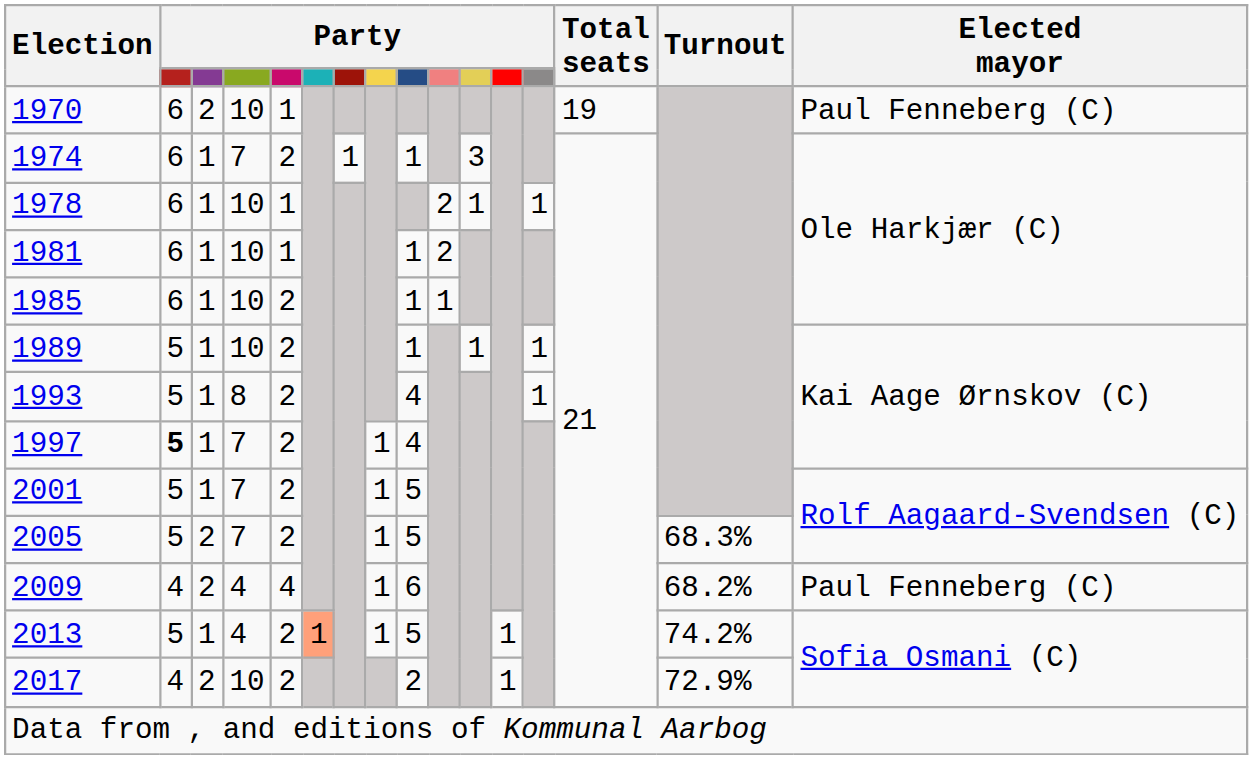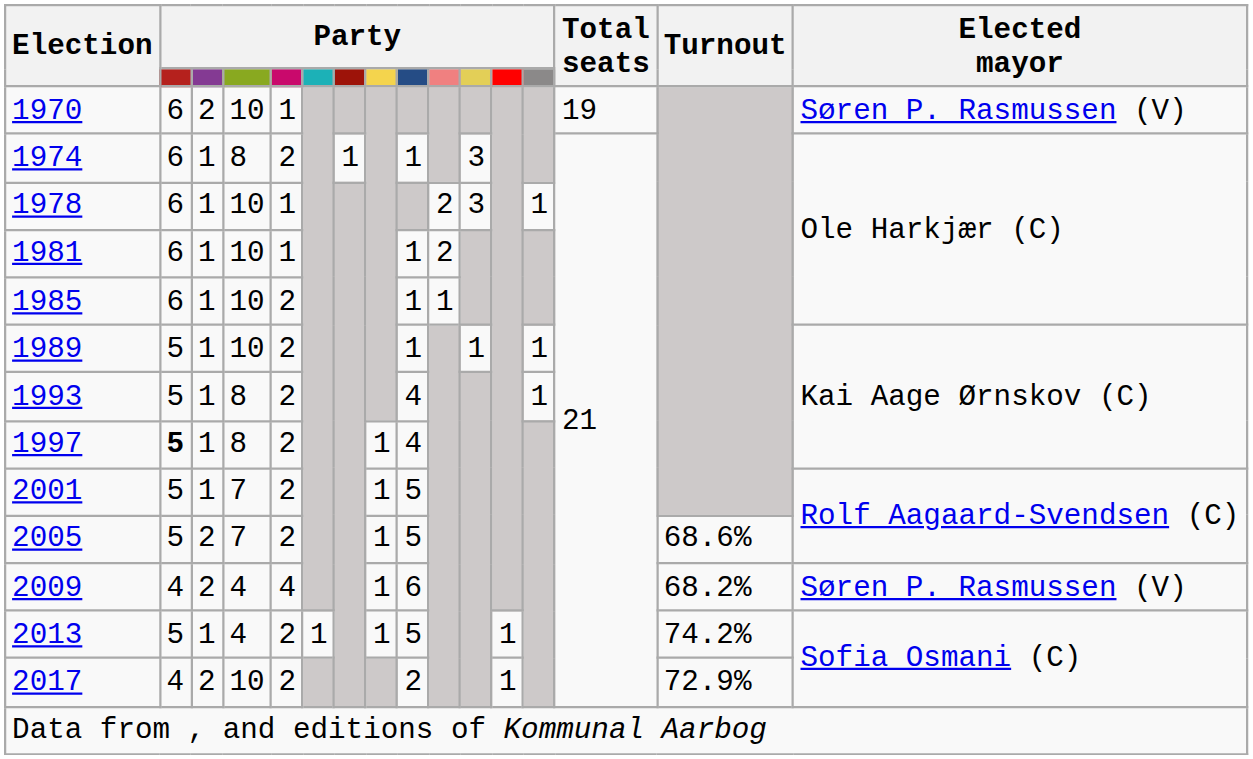(958, 110) Paul Fenneberg (C) -> (994, 110) Søren P. Rasmussen (V)
(238, 158) 7 -> (238, 158) 8
(476, 206) 1 -> (476, 206) 3
(238, 444) 7 -> (238, 444) 8
(708, 539) 68.3% -> (708, 539) 68.6%
(958, 587) Paul Fenneberg (C) -> (994, 587) Søren P. Rasmussen (V)
(319, 635) lightsalmon background -> (319, 635) no background
